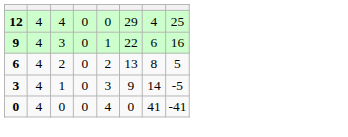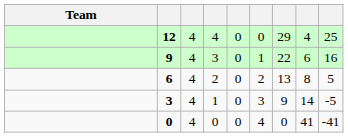+ column: (81, 15)
